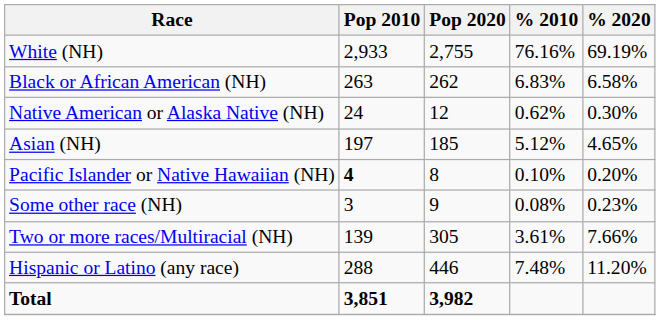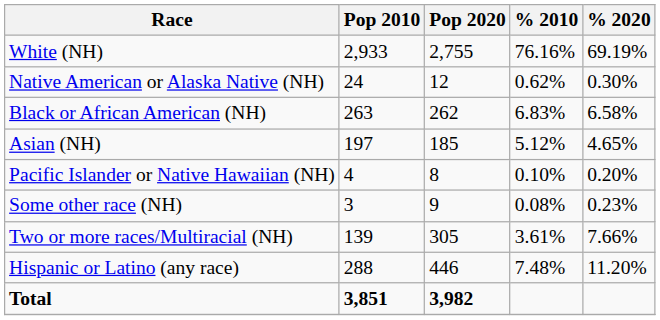rows swapped: (138, 81) <-> (167, 112)
(349, 174) bold -> (349, 174) normal
